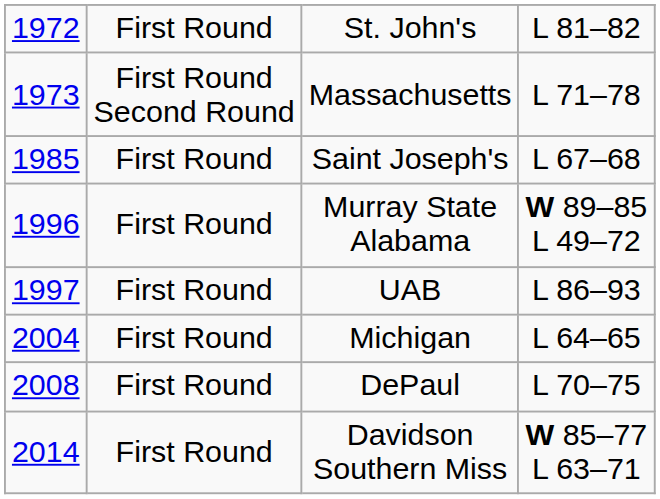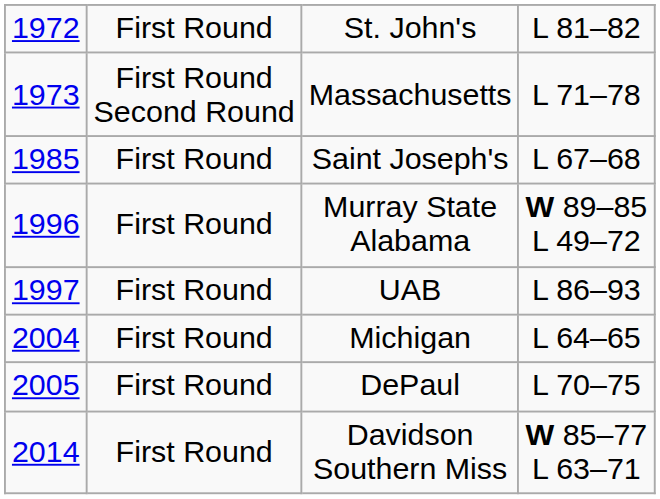(46, 386) 2008 -> (46, 386) 2005
